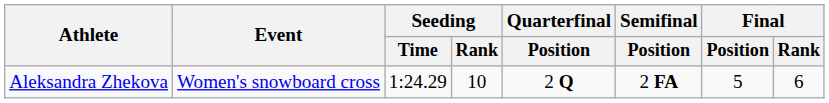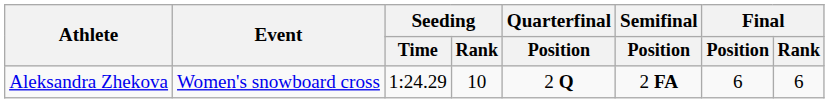(738, 82) 5 -> (738, 82) 6
